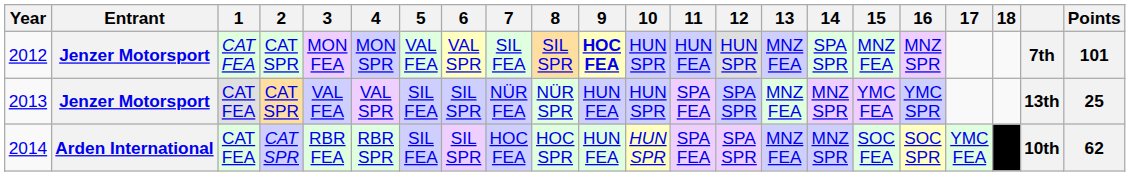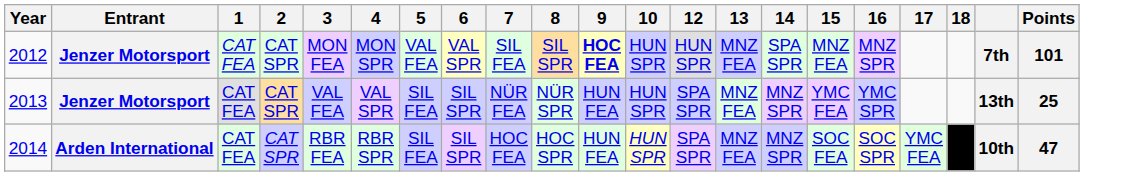- column: (693, 18)
(1094, 147) 62 -> (1049, 147) 47
